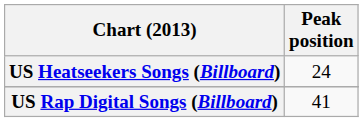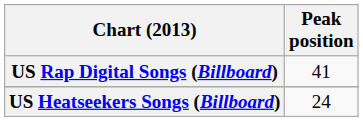rows swapped: (145, 71) <-> (145, 101)
